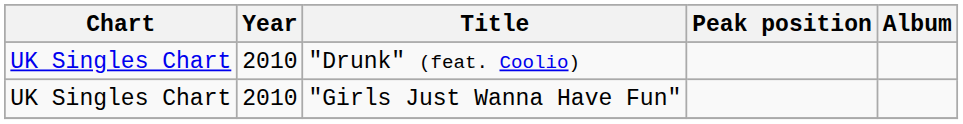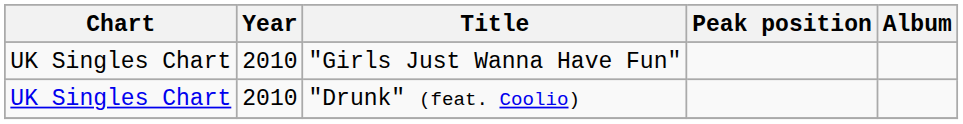rows swapped: (444, 61) <-> (495, 99)
